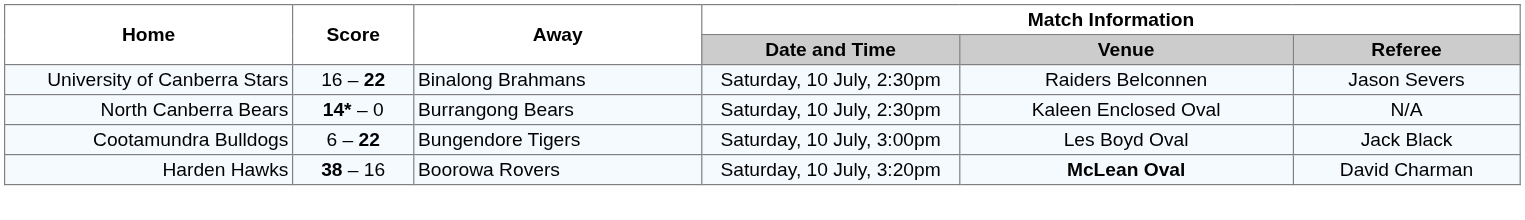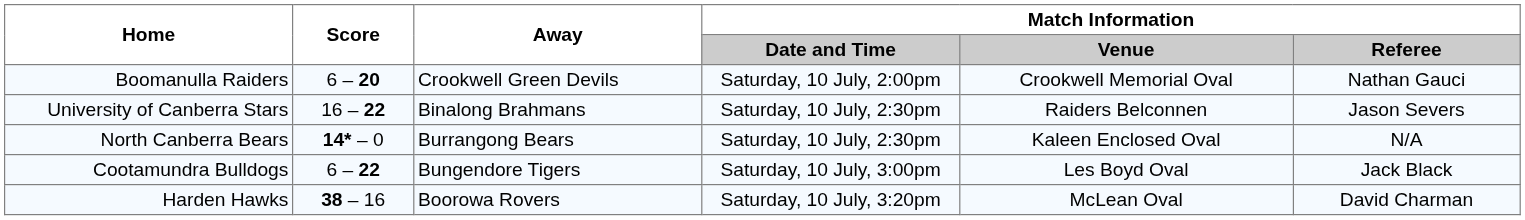+ row: (202, 79)
(1126, 169) bold -> (1126, 199) normal
